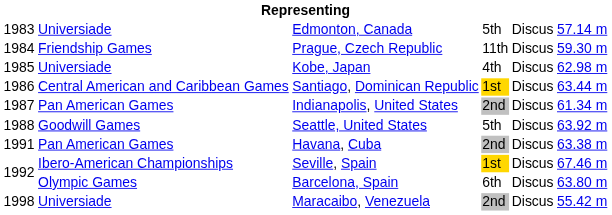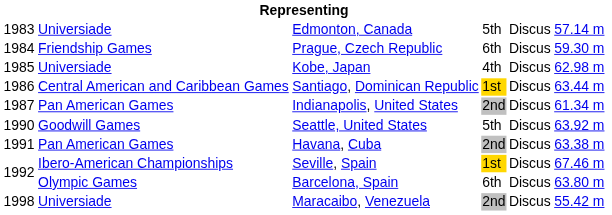(495, 48) 11th -> (492, 48) 6th
(19, 125) 1988 -> (19, 125) 1990
